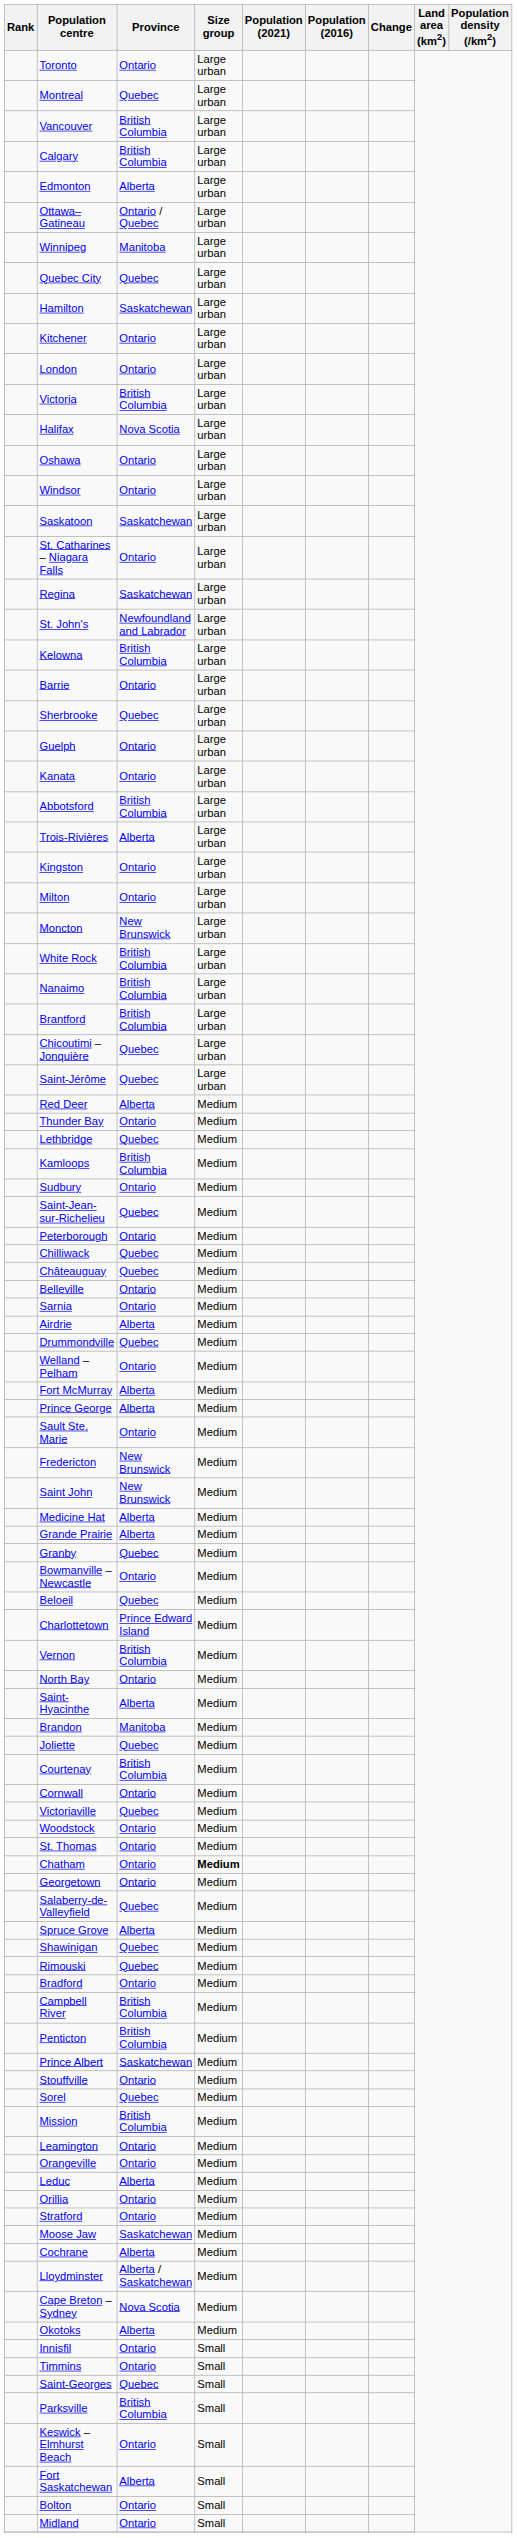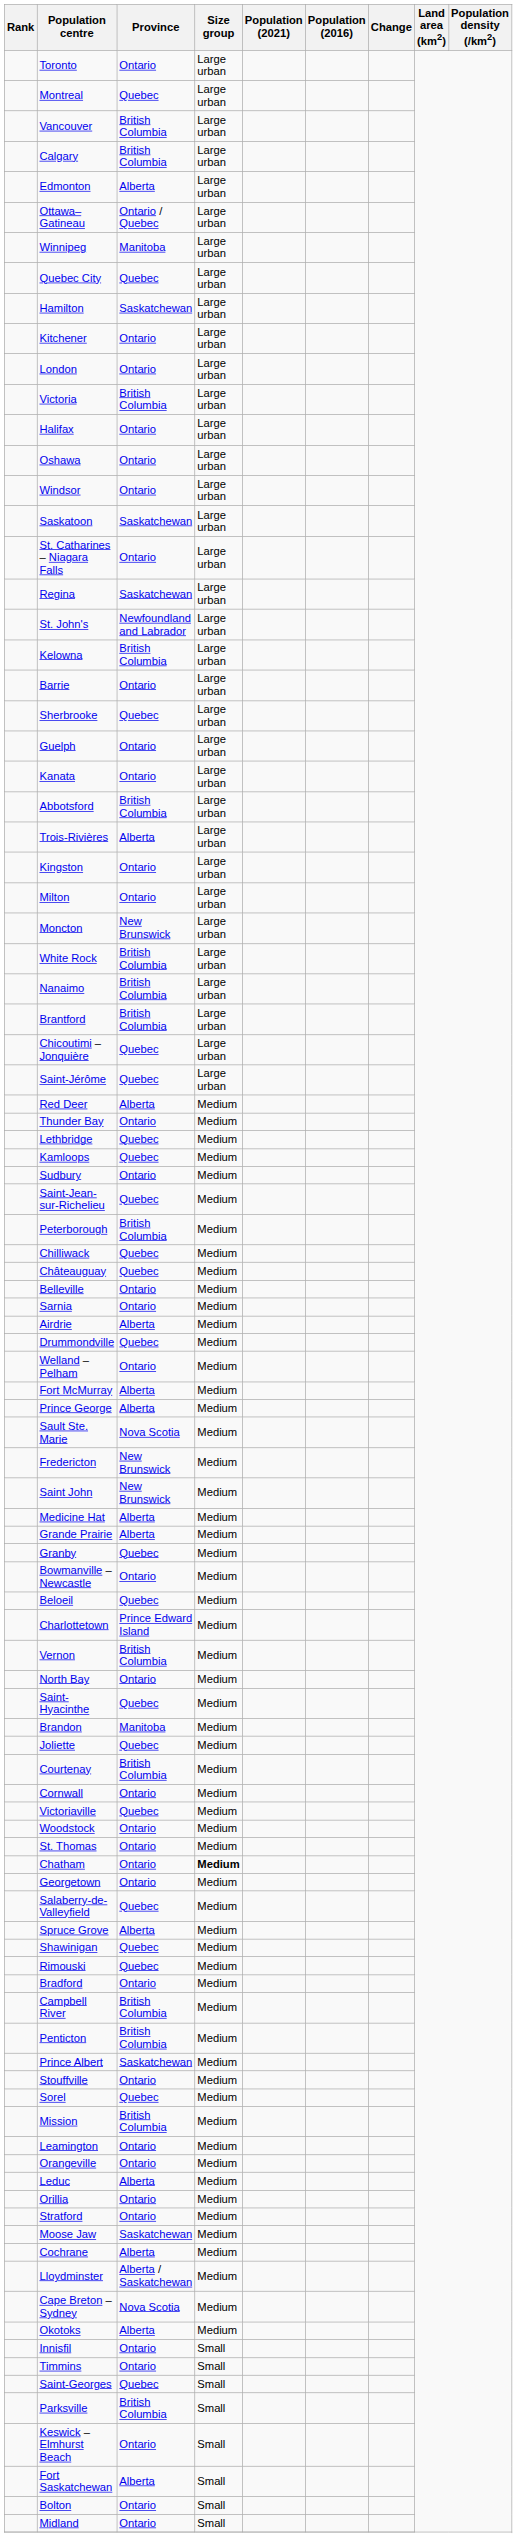(150, 430) Nova Scotia -> (138, 430) Ontario
(143, 1163) British Columbia -> (139, 1157) Quebec
(138, 1236) Ontario -> (143, 1229) British Columbia
(138, 1432) Ontario -> (150, 1432) Nova Scotia
(137, 1703) Alberta -> (139, 1703) Quebec
